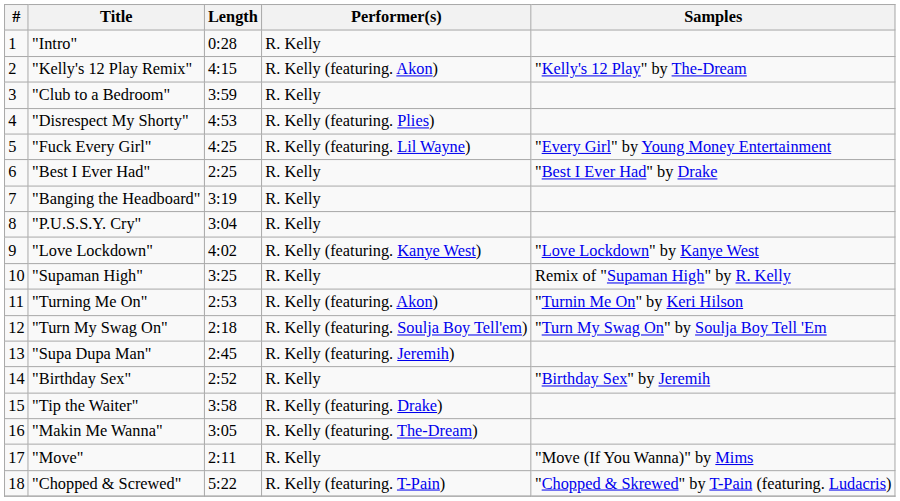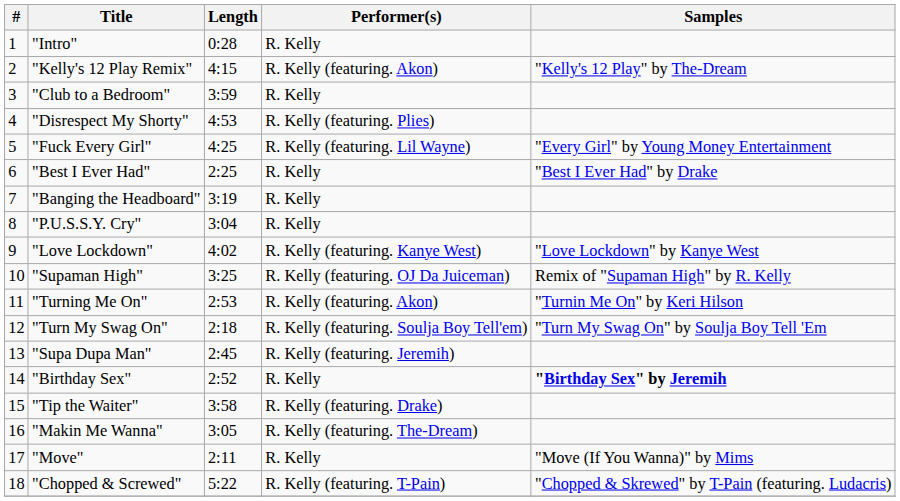(293, 276) R. Kelly -> (387, 276) R. Kelly (featuring. OJ Da Juiceman)
(623, 379) normal -> (631, 379) bold
